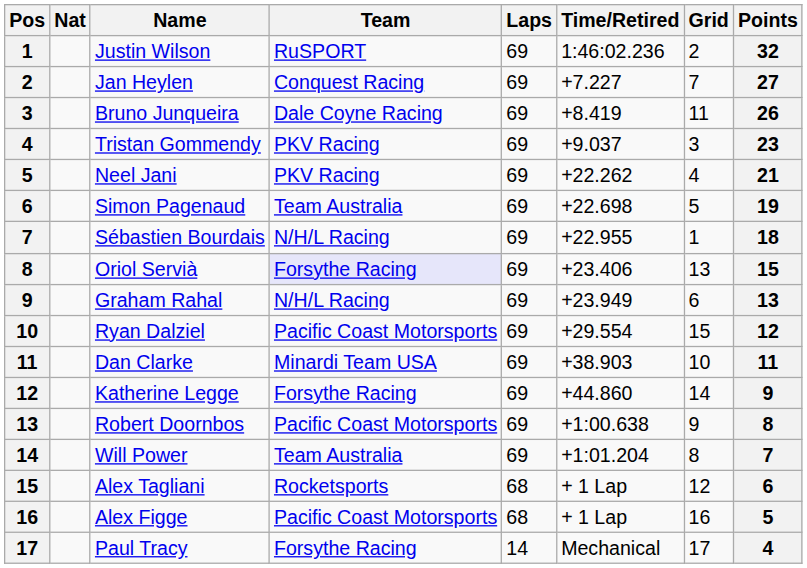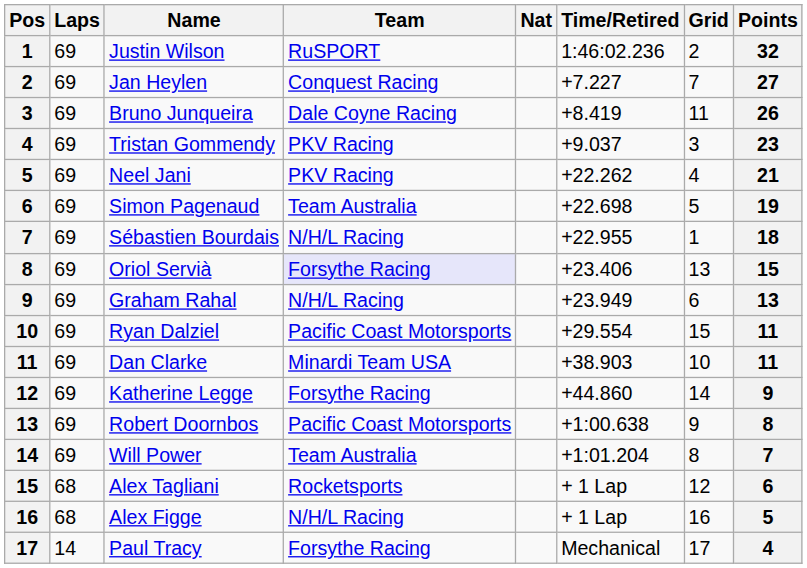columns swapped: (70, 20) <-> (529, 20)
(768, 331) 12 -> (768, 331) 11
(386, 517) Pacific Coast Motorsports -> (346, 517) N/H/L Racing
